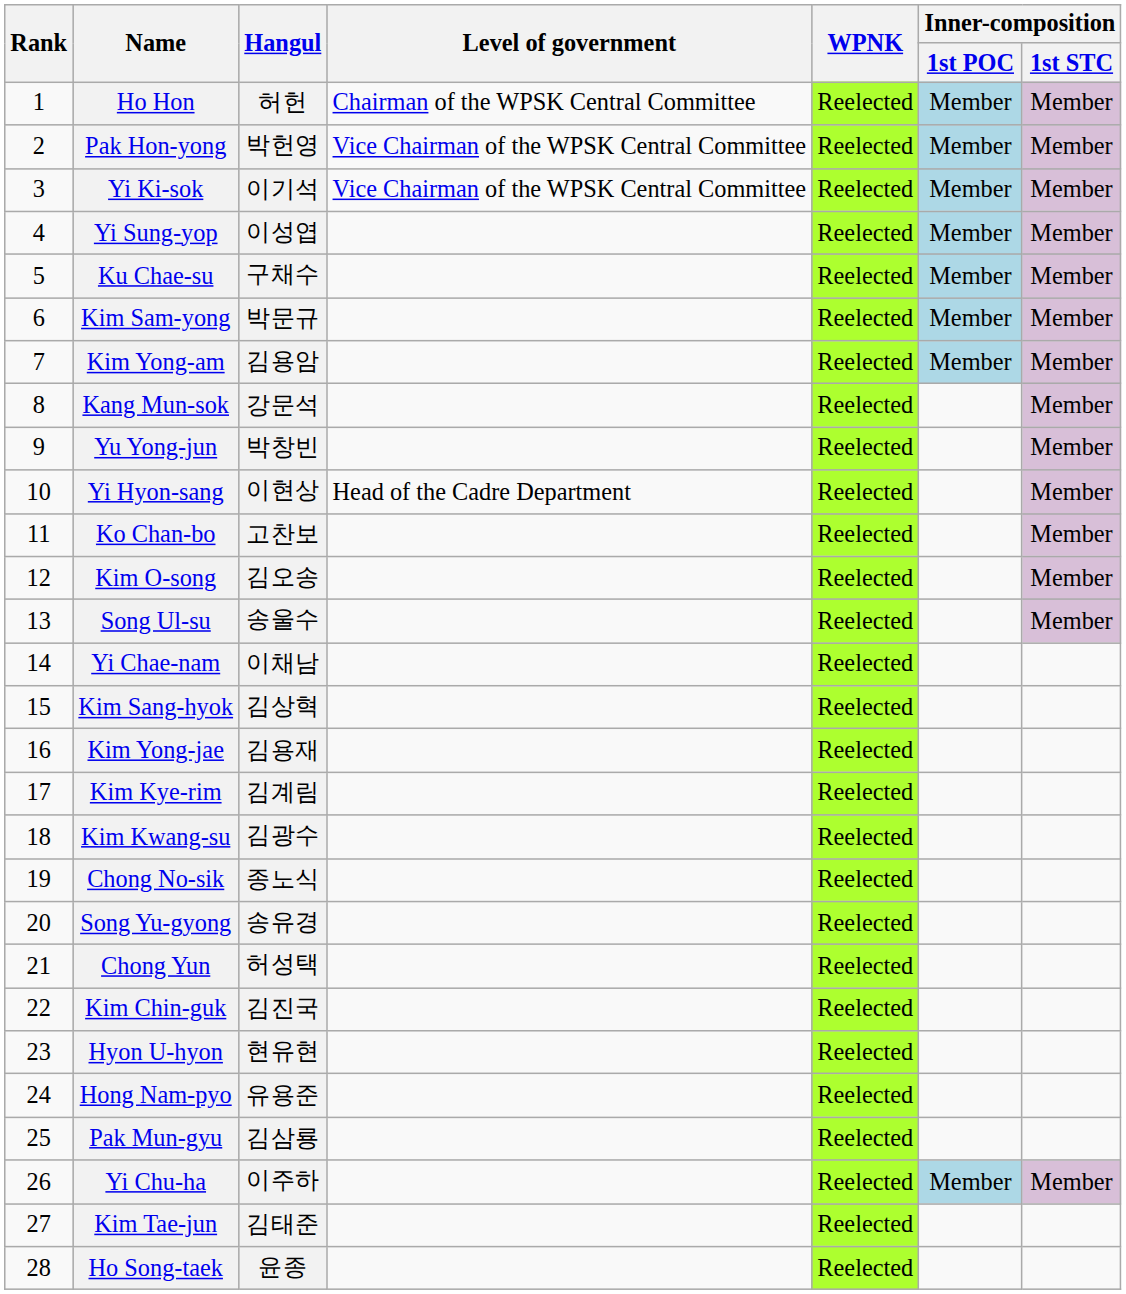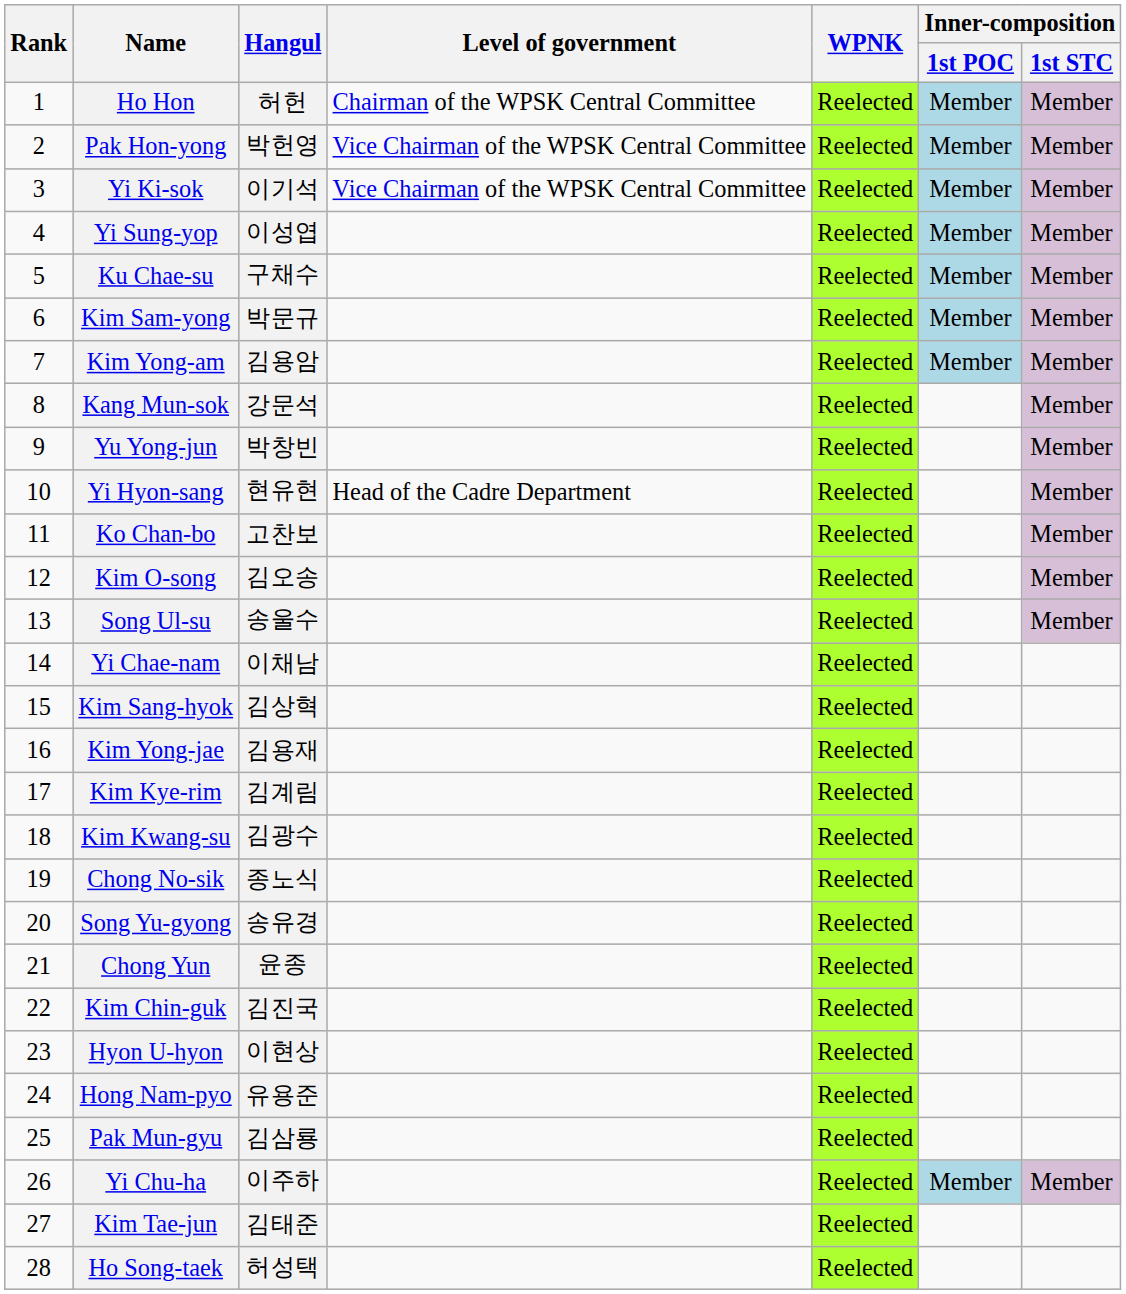(283, 490) 이현상 -> (283, 490) 현유현
(283, 965) 허성택 -> (283, 965) 윤종
(283, 1051) 현유현 -> (283, 1051) 이현상
(283, 1266) 윤종 -> (283, 1266) 허성택
